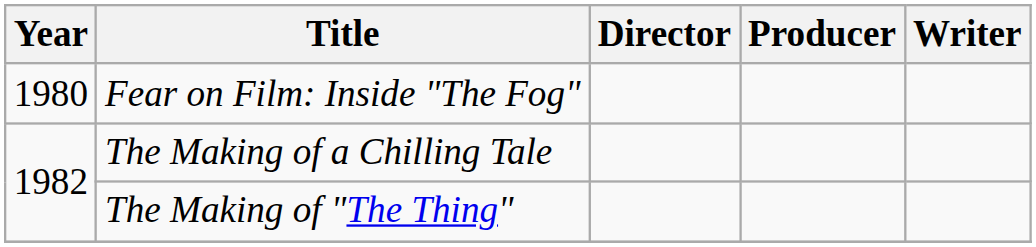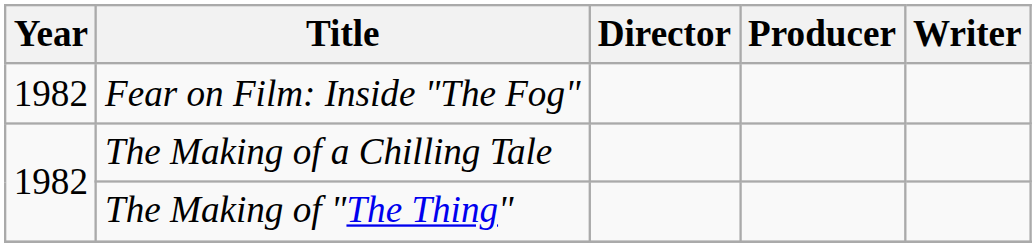(51, 92) 1980 -> (51, 92) 1982
